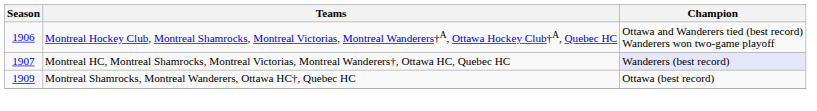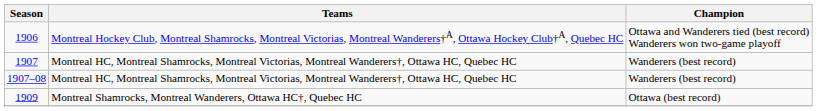(676, 61) lavender background -> (682, 61) no background
+ row: (27, 79)
